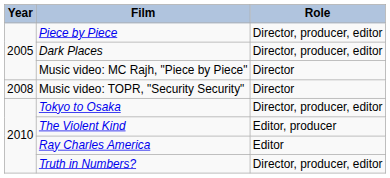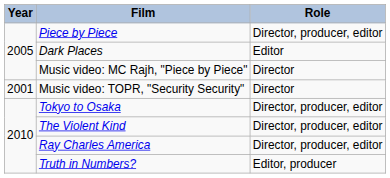(318, 51) Director, producer, editor -> (268, 51) Editor
(20, 88) 2008 -> (20, 88) 2001
(295, 126) Editor, producer -> (318, 126) Director, producer, editor
(268, 145) Editor -> (318, 145) Director, producer, editor
(318, 164) Director, producer, editor -> (295, 164) Editor, producer
